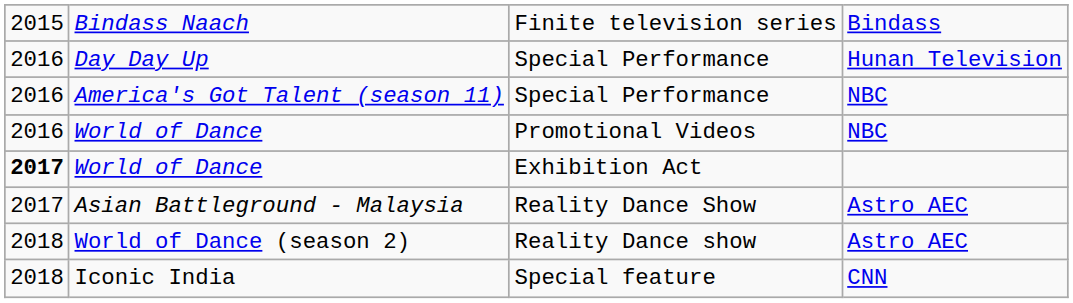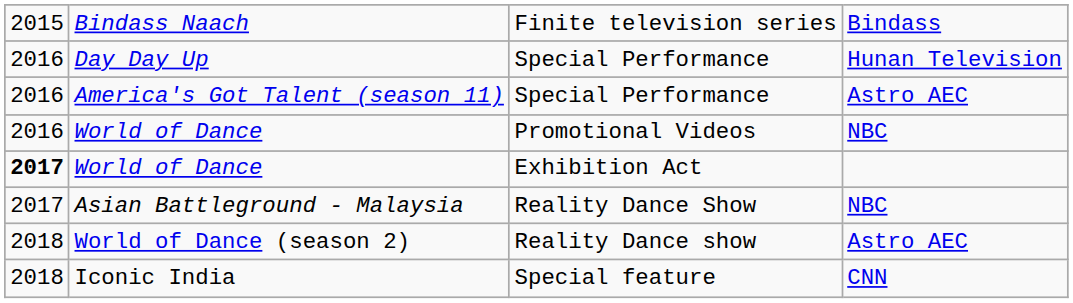(867, 96) NBC -> (908, 96) Astro AEC
(908, 205) Astro AEC -> (867, 205) NBC
